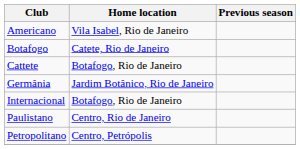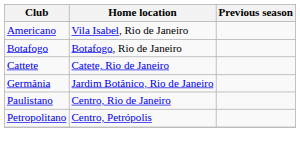(120, 48) Catete, Rio de Janeiro -> (127, 48) Botafogo, Rio de Janeiro
(127, 65) Botafogo, Rio de Janeiro -> (120, 65) Catete, Rio de Janeiro
- row: (36, 100)
